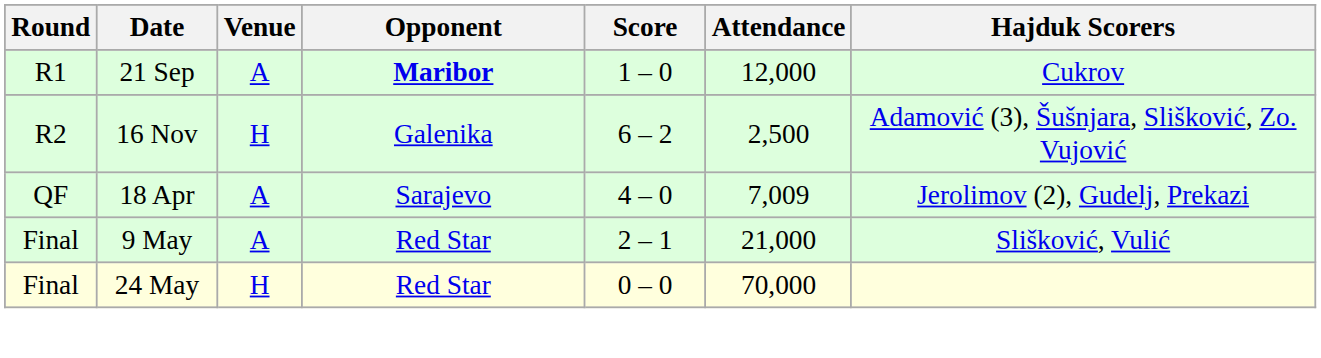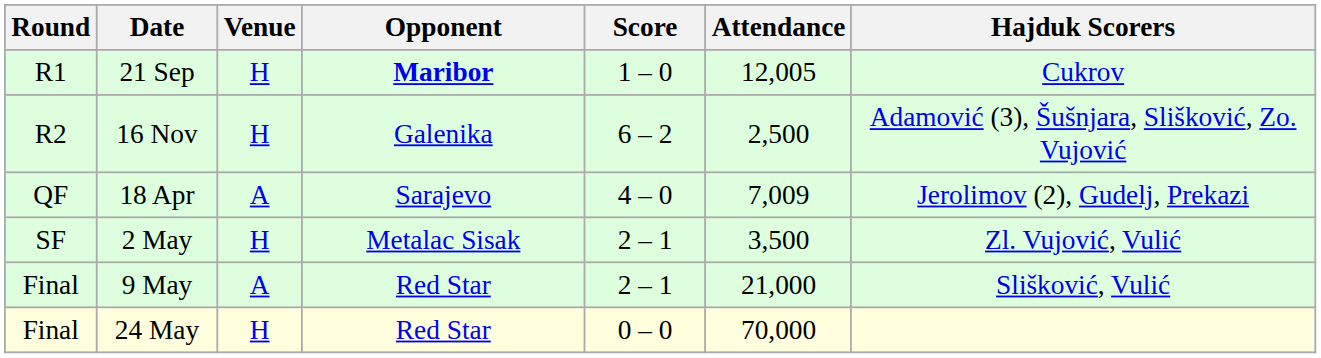(260, 72) A -> (260, 72) H
(779, 72) 12,000 -> (779, 72) 12,005
+ row: (157, 240)
